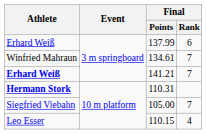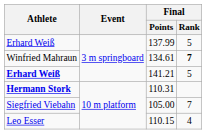(189, 43) 6 -> (189, 43) 5
(189, 58) normal -> (189, 58) bold
(189, 74) 7 -> (189, 74) 5
